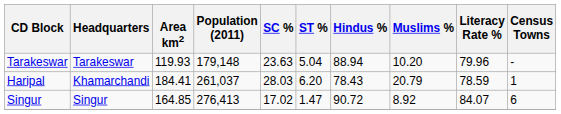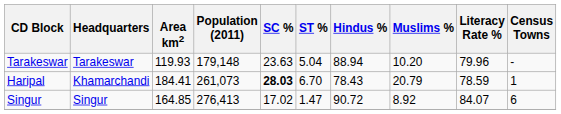(218, 81) 261,037 -> (218, 81) 261,073
(278, 81) normal -> (278, 81) bold
(310, 81) 6.20 -> (310, 81) 6.70
